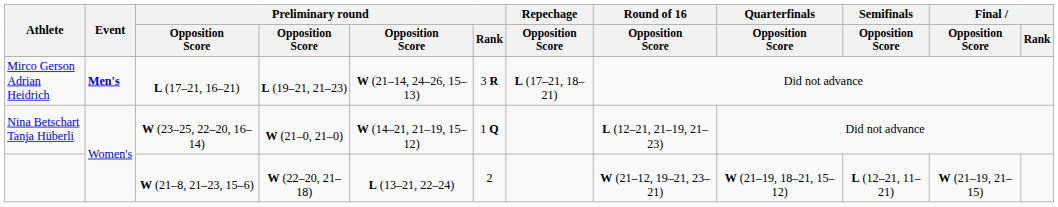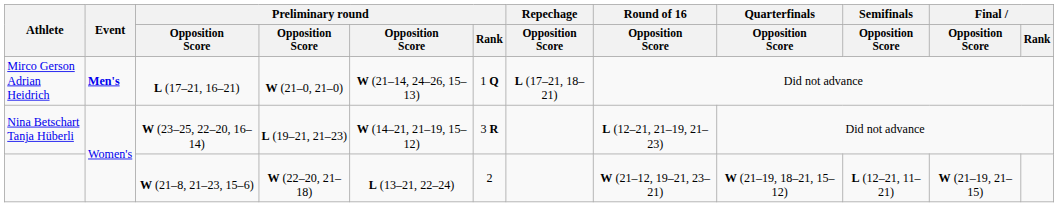(304, 88) L (19–21, 21–23) -> (304, 88) W (21–0, 21–0)
(489, 81) 3 R -> (489, 81) 1 Q
(304, 137) W (21–0, 21–0) -> (304, 137) L (19–21, 21–23)
(489, 129) 1 Q -> (489, 129) 3 R
